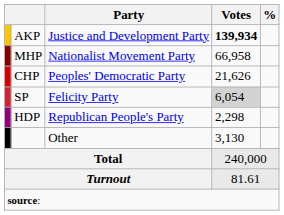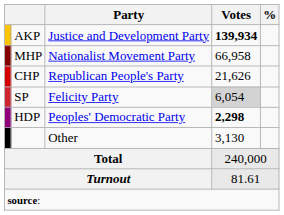(117, 76) Peoples' Democratic Party -> (116, 76) Republican People's Party
(116, 117) Republican People's Party -> (117, 117) Peoples' Democratic Party
(230, 117) normal -> (230, 117) bold
